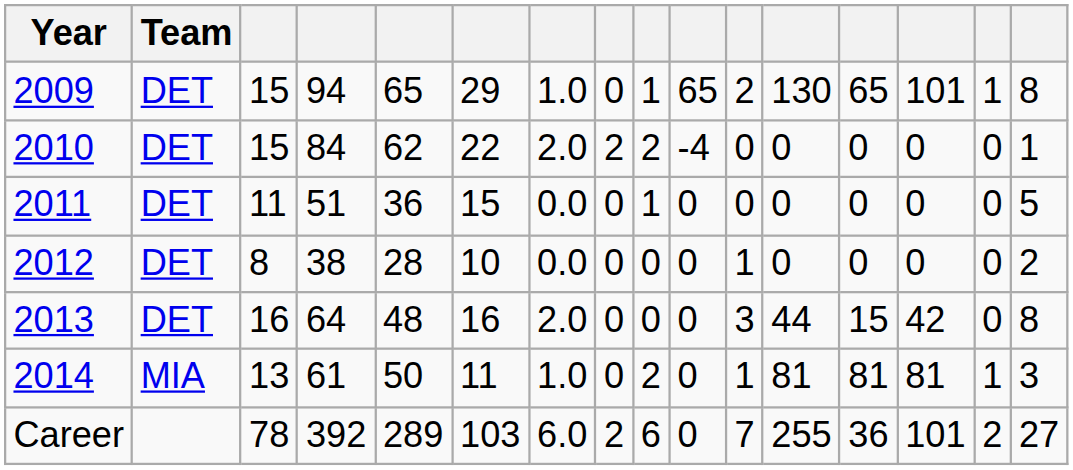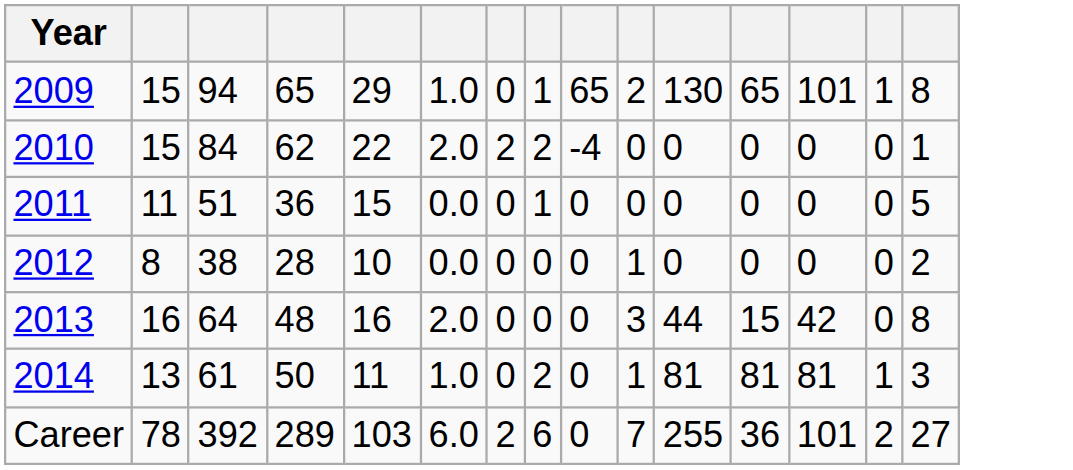- column: (187, 33)
